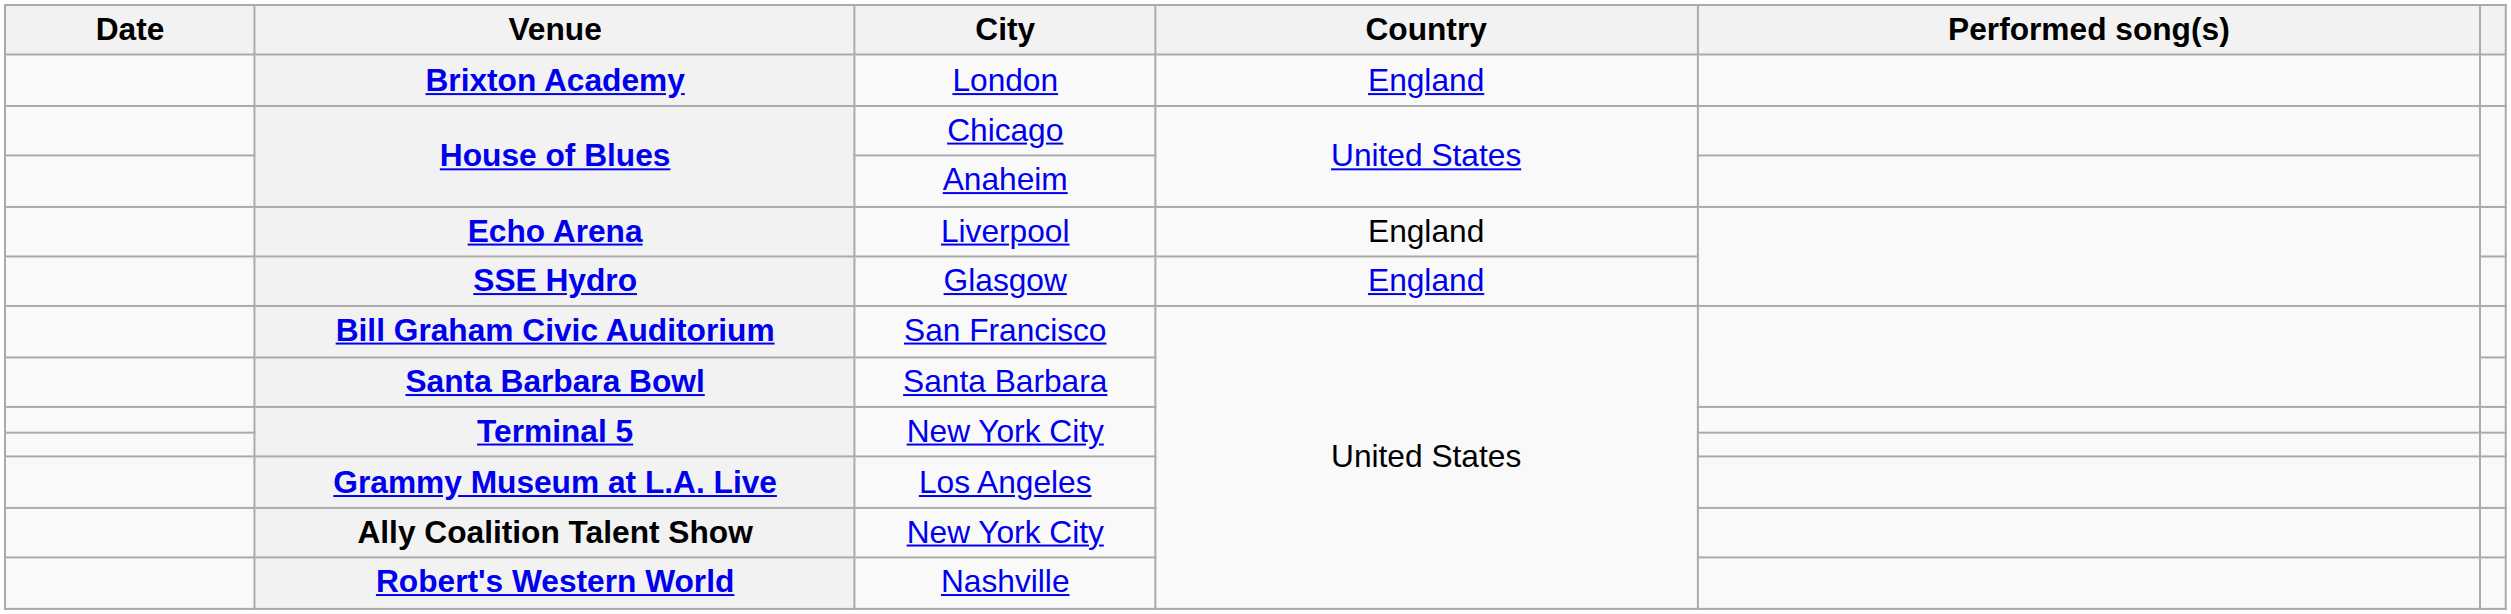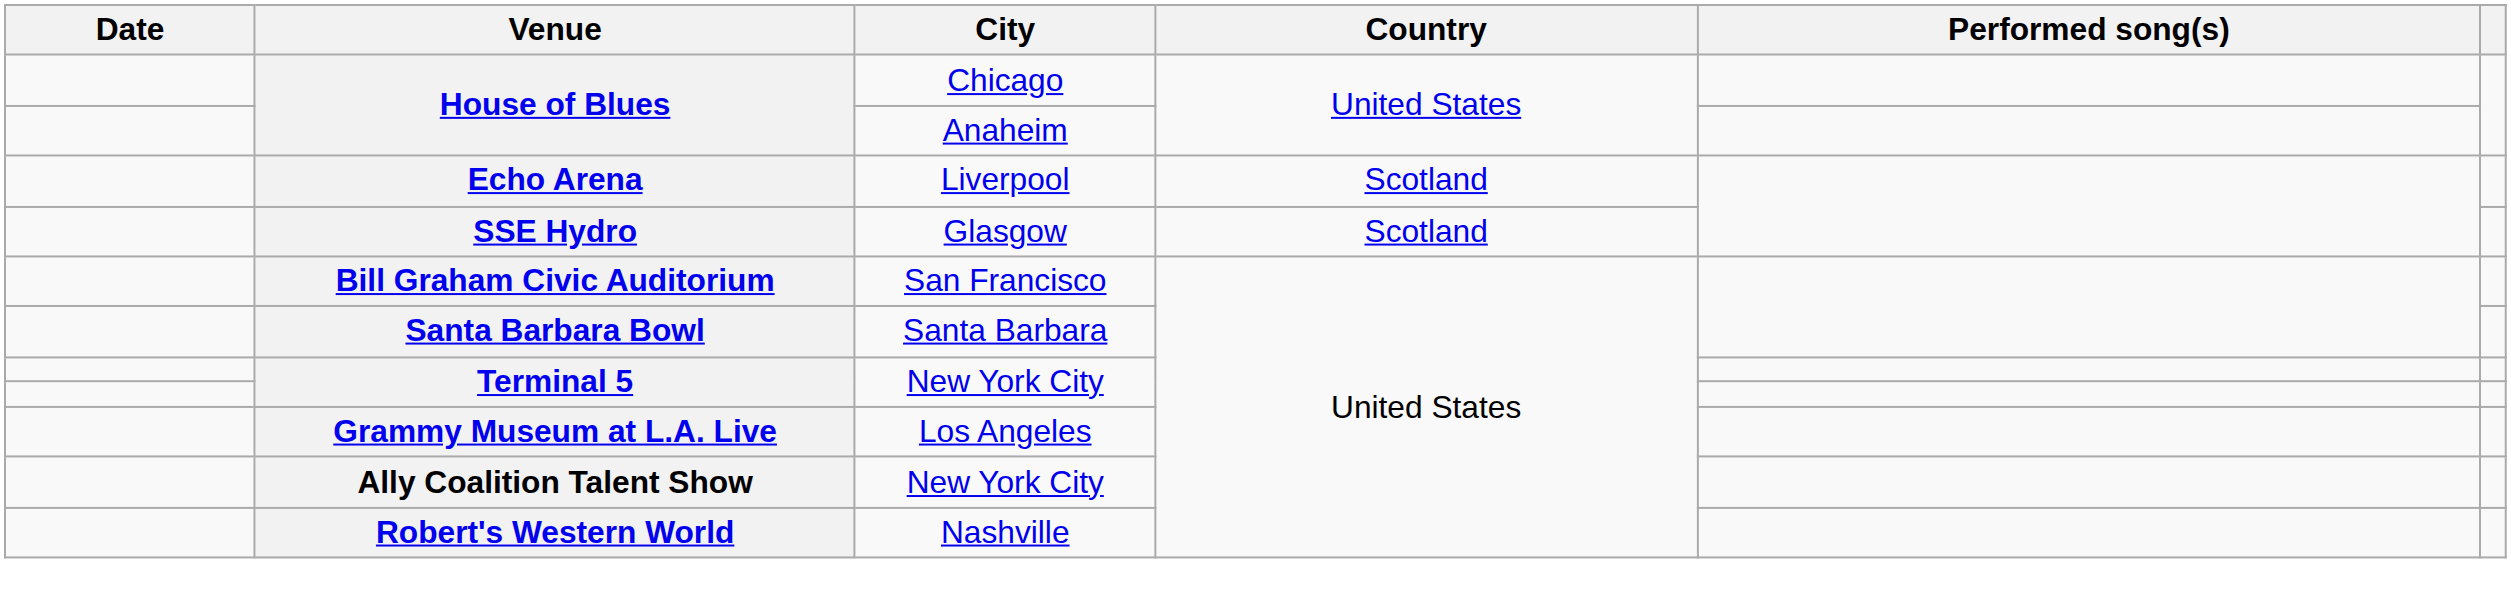- row: (555, 79)
(1426, 230) England -> (1426, 180) Scotland
(1426, 280) England -> (1426, 230) Scotland
